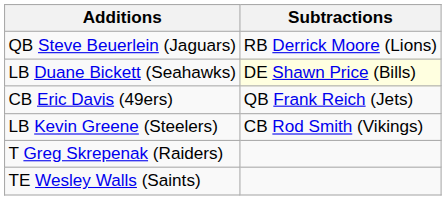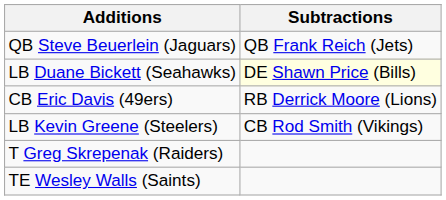(340, 45) RB Derrick Moore (Lions) -> (328, 45) QB Frank Reich (Jets)
(328, 99) QB Frank Reich (Jets) -> (340, 99) RB Derrick Moore (Lions)
